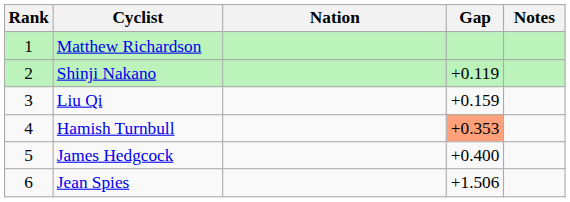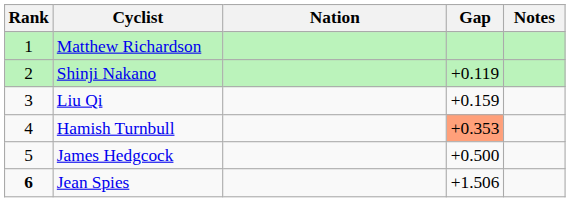(475, 155) +0.400 -> (475, 155) +0.500
(29, 182) normal -> (29, 182) bold
